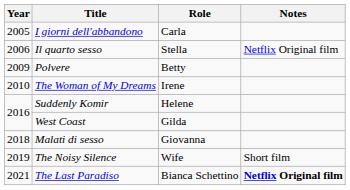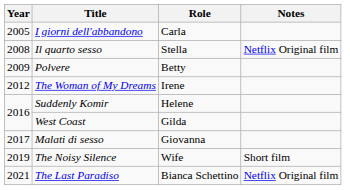(18, 49) 2006 -> (18, 49) 2008
(18, 85) 2010 -> (18, 85) 2012
(18, 139) 2018 -> (18, 139) 2017
(293, 175) bold -> (291, 175) normal
